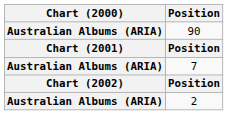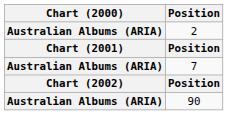rows swapped: (194, 101) <-> (194, 31)
